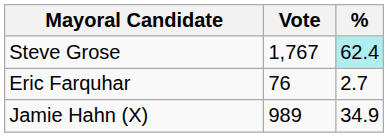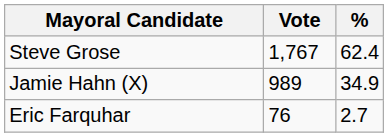(360, 52) paleturquoise background -> (360, 52) no background
rows swapped: (79, 115) <-> (70, 83)
